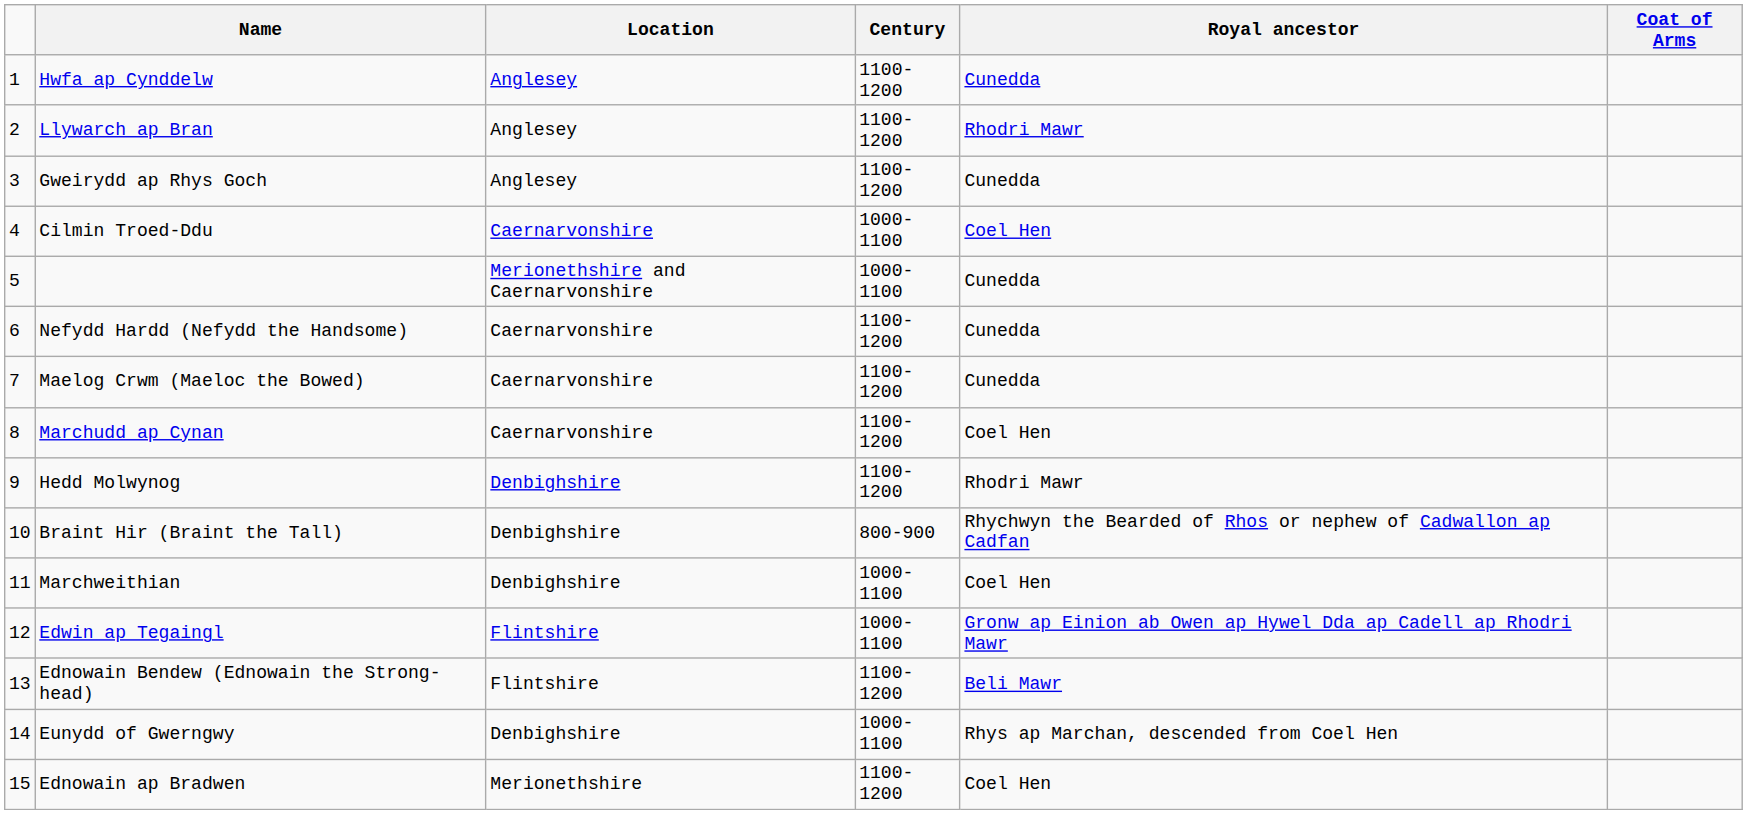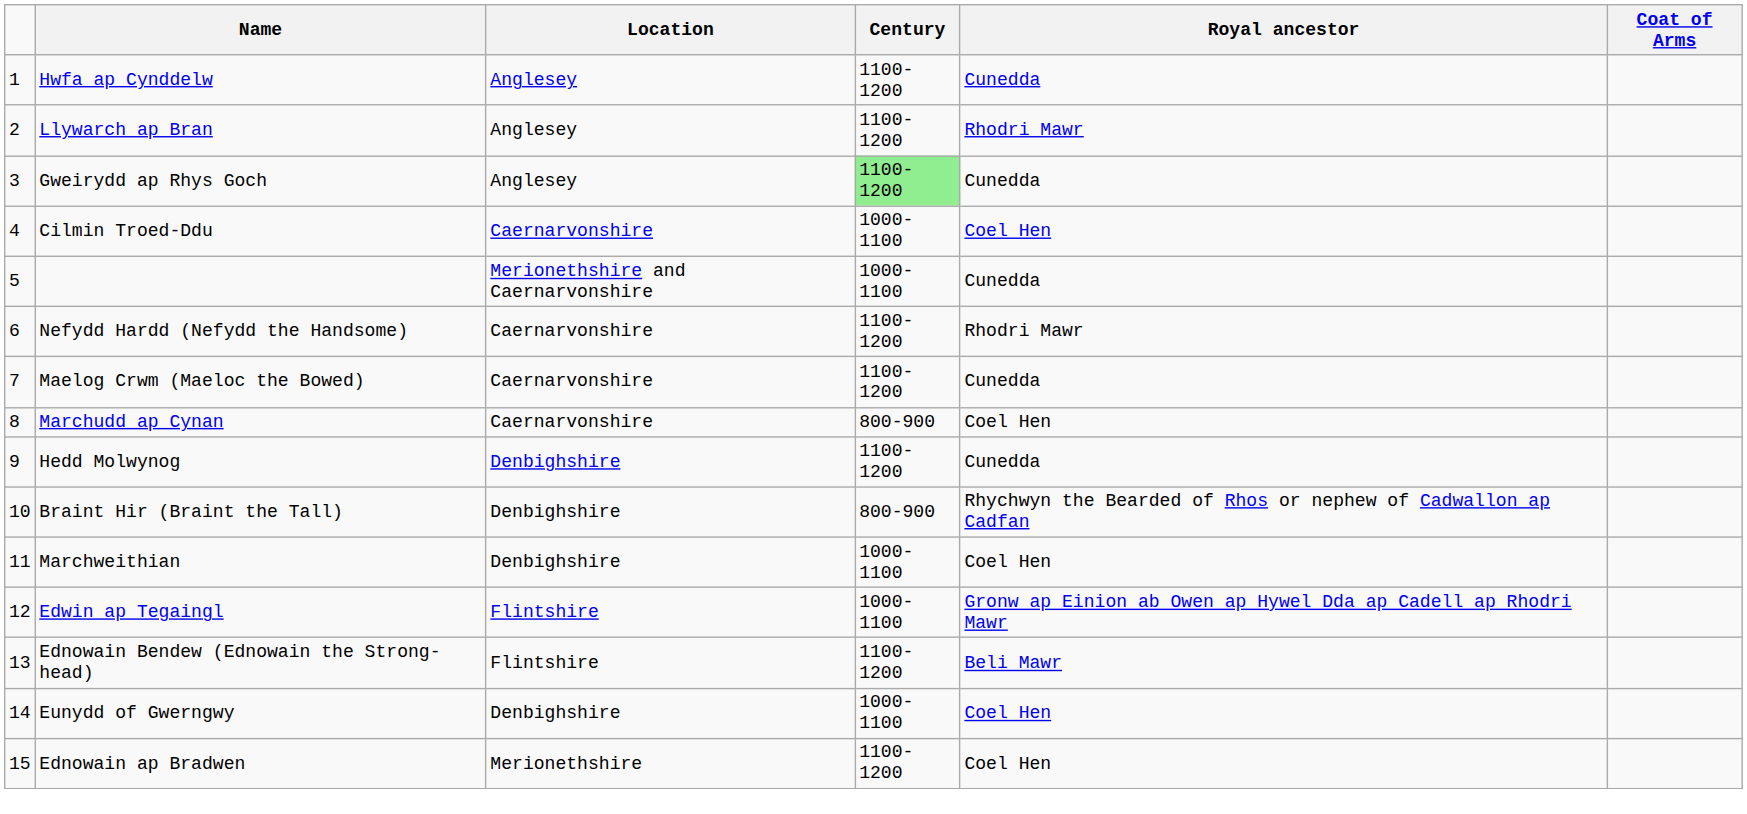(886, 181) no background -> (886, 181) lightgreen background
(1002, 332) Cunedda -> (1024, 332) Rhodri Mawr
(886, 432) 1100-1200 -> (897, 422) 800-900
(1024, 483) Rhodri Mawr -> (1002, 462) Cunedda
(1181, 734) Rhys ap Marchan, descended from Coel Hen -> (1008, 713) Coel Hen
